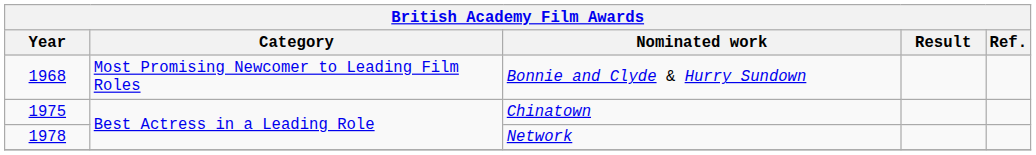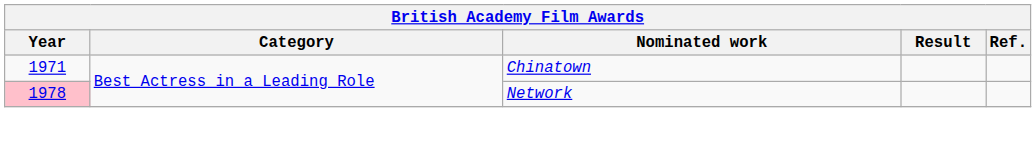- row: (657, 77)
(47, 112) 1975 -> (47, 68) 1971
(47, 137) no background -> (47, 94) pink background
